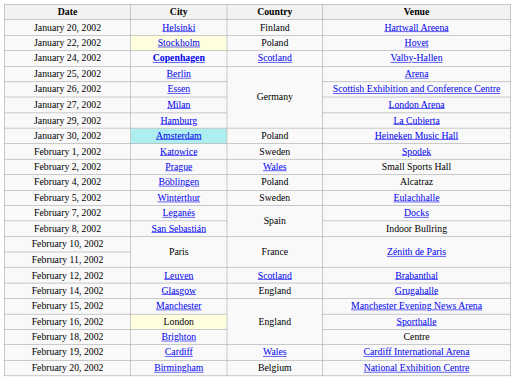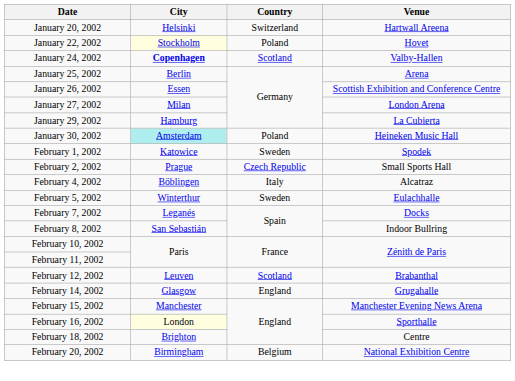(275, 27) Finland -> (275, 27) Switzerland
(275, 167) Wales -> (275, 167) Czech Republic
(275, 182) Poland -> (275, 182) Italy
- row: (68, 352)
